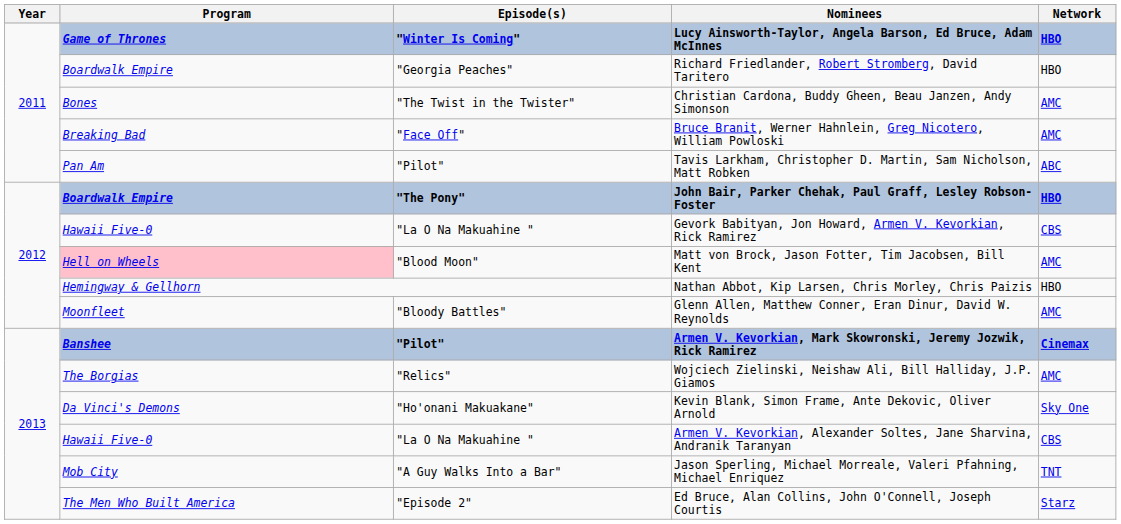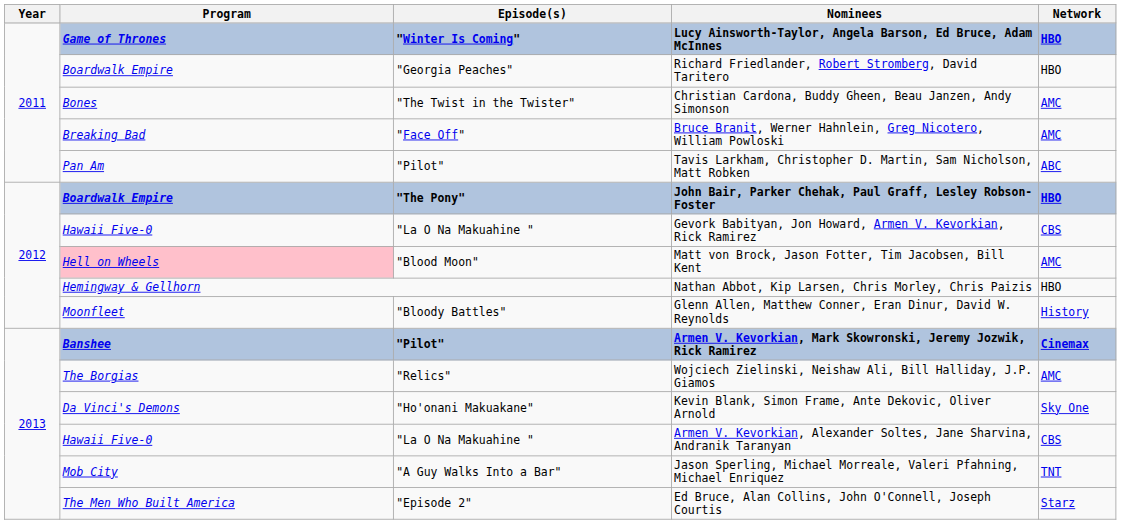(1051, 312) AMC -> (1065, 312) History
